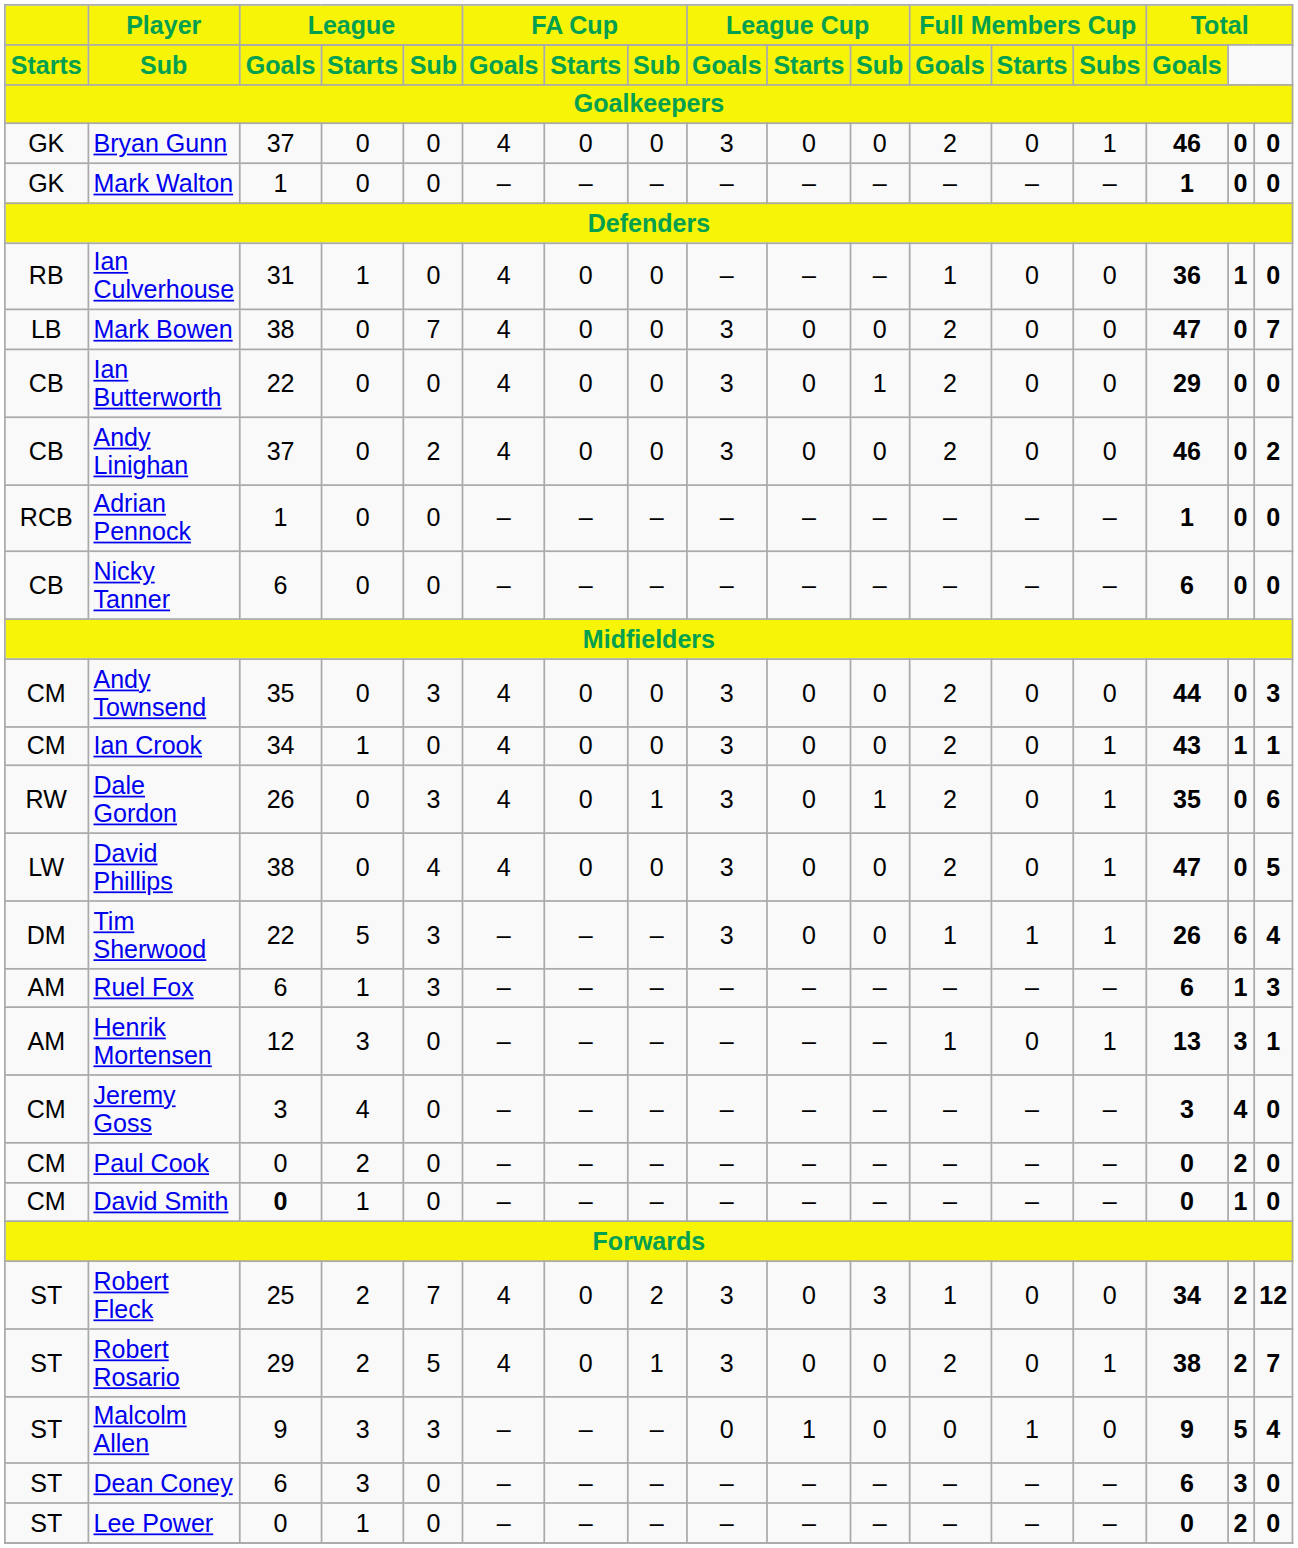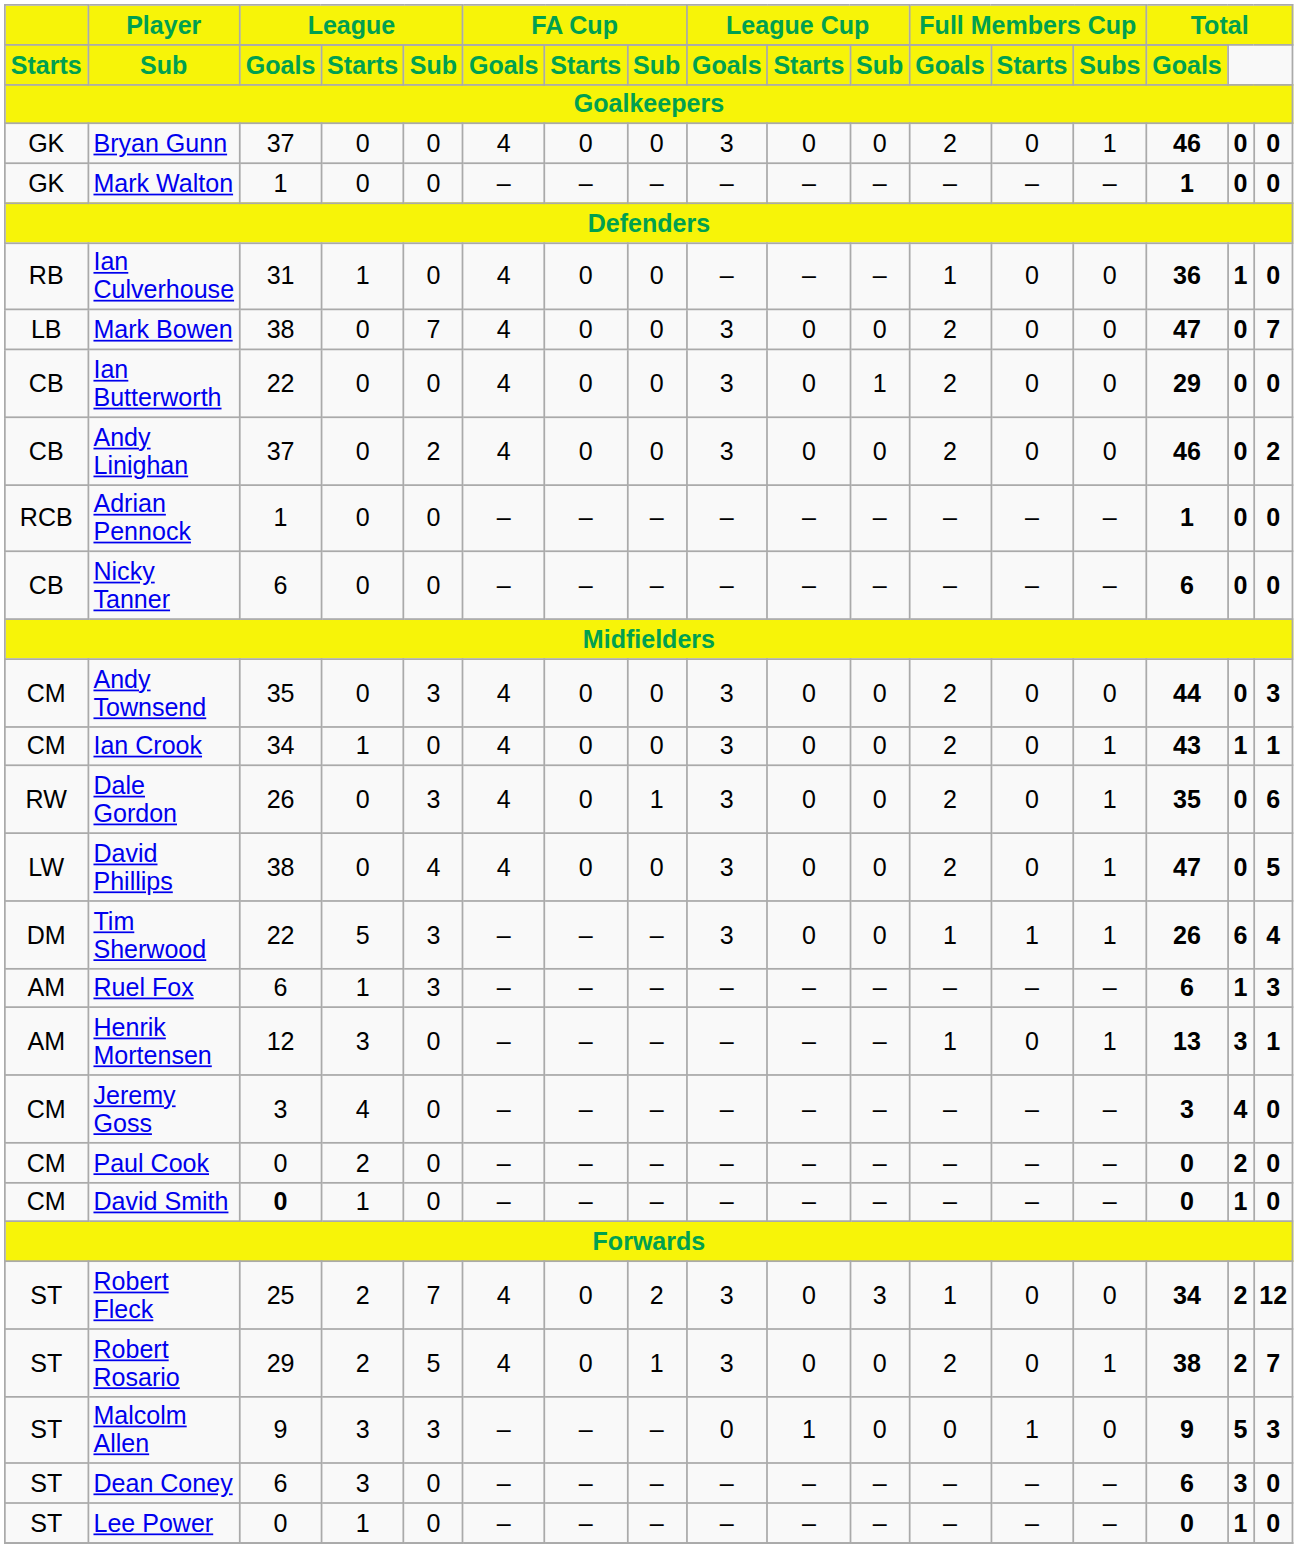(880, 800) 1 -> (880, 800) 0
(1273, 1430) 4 -> (1273, 1430) 3
(1241, 1523) 2 -> (1241, 1523) 1
